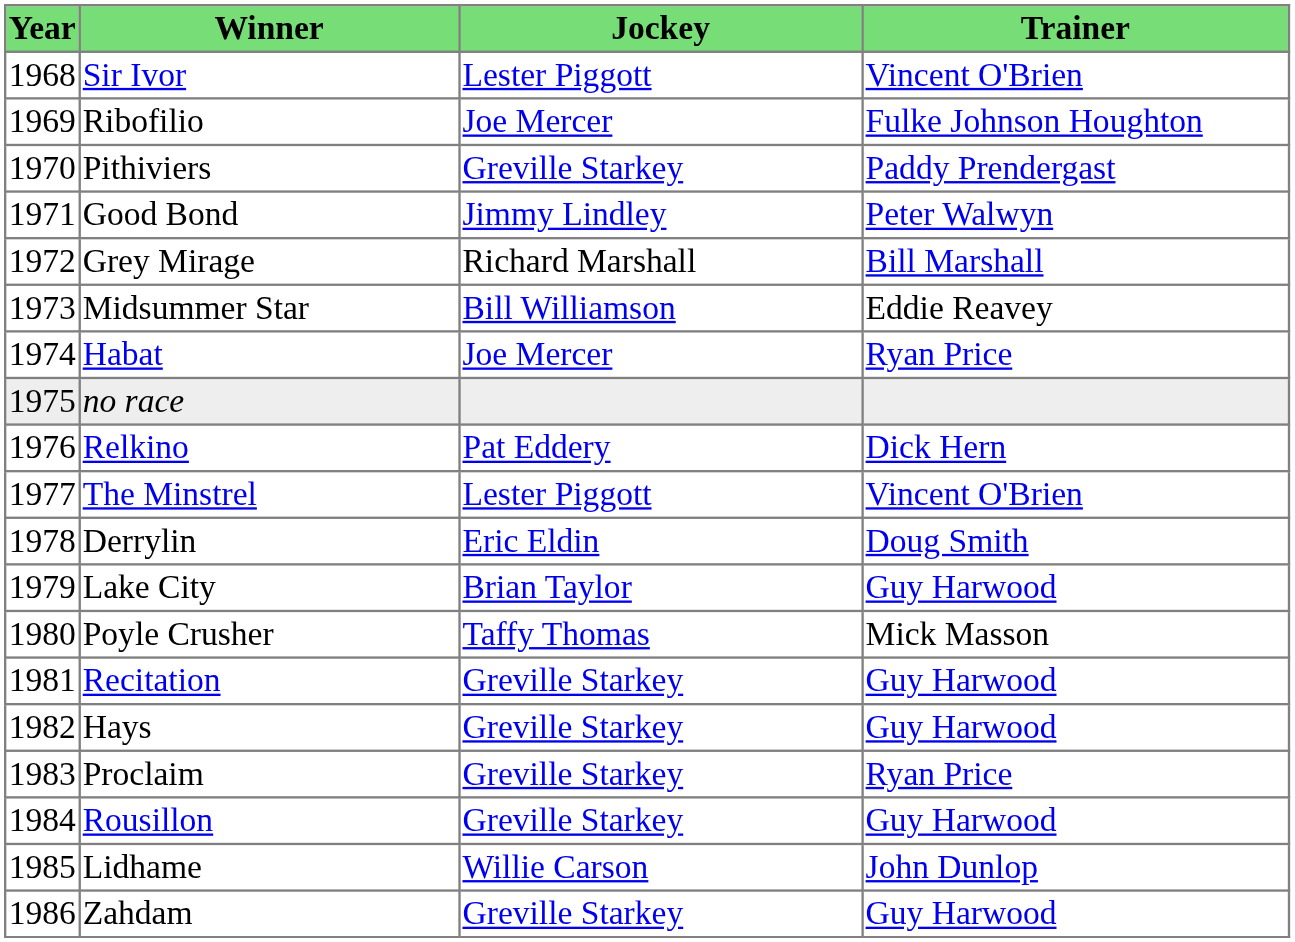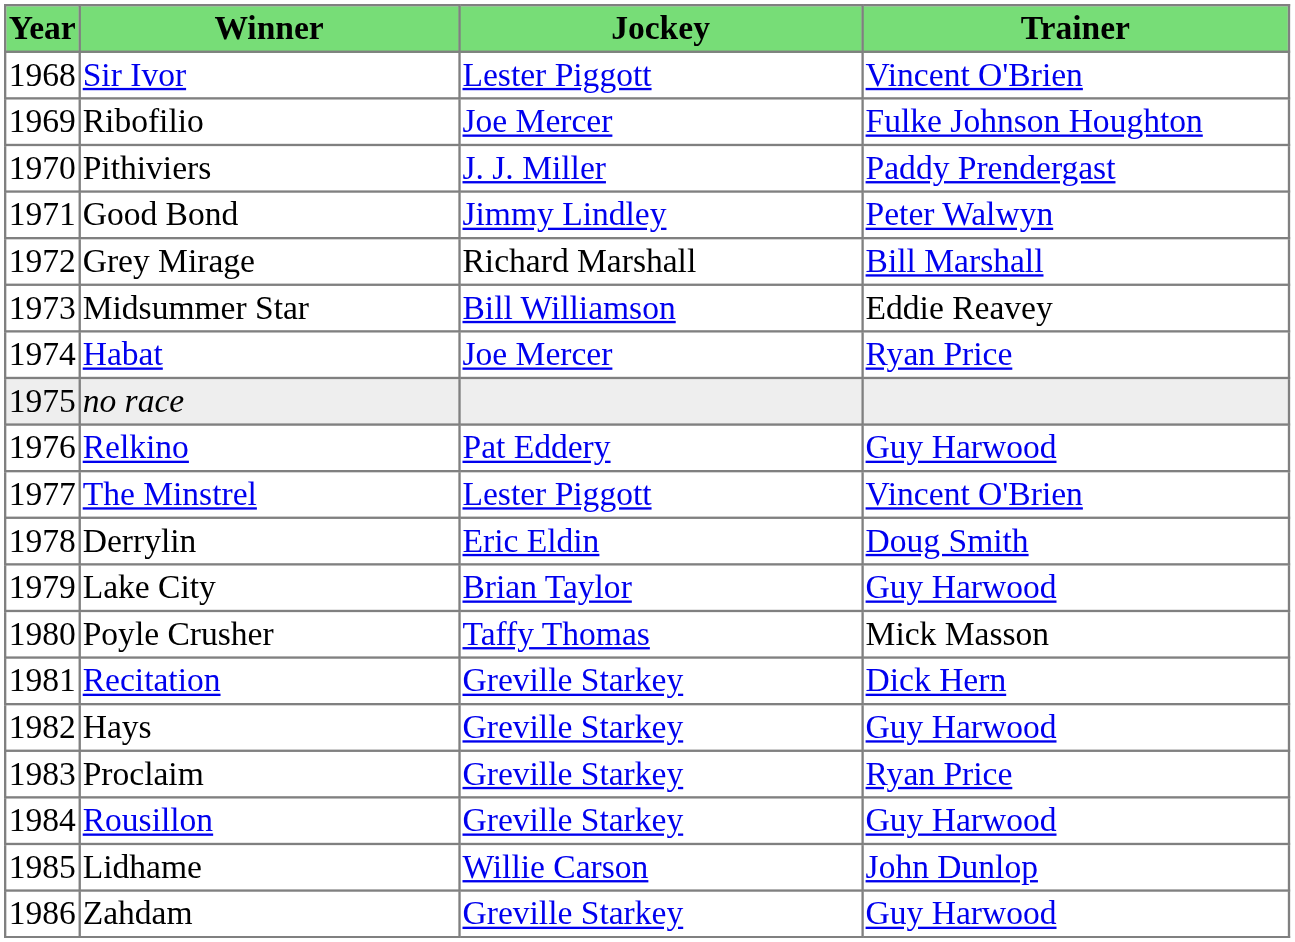(573, 167) Greville Starkey -> (534, 167) J. J. Miller
(936, 447) Dick Hern -> (961, 447) Guy Harwood
(961, 680) Guy Harwood -> (936, 680) Dick Hern
